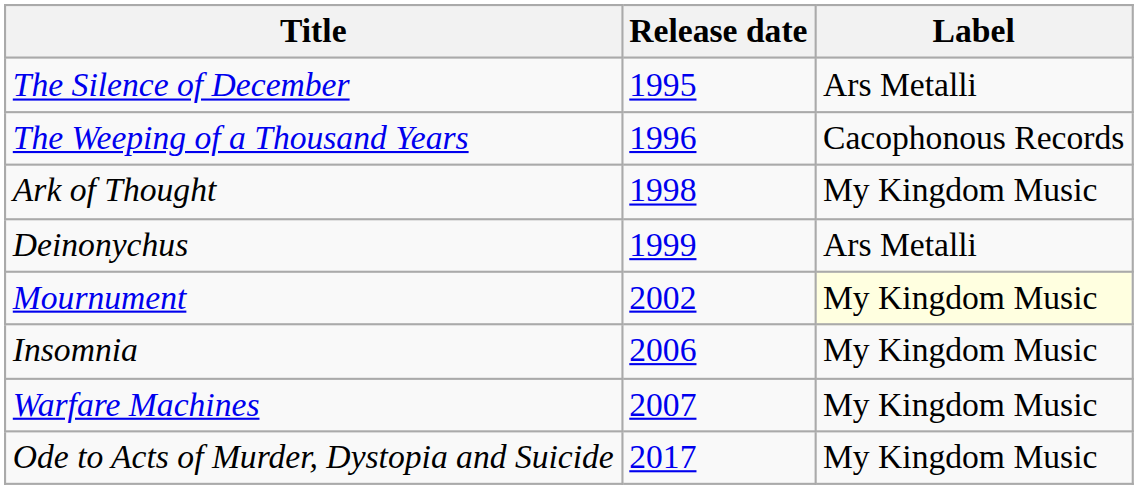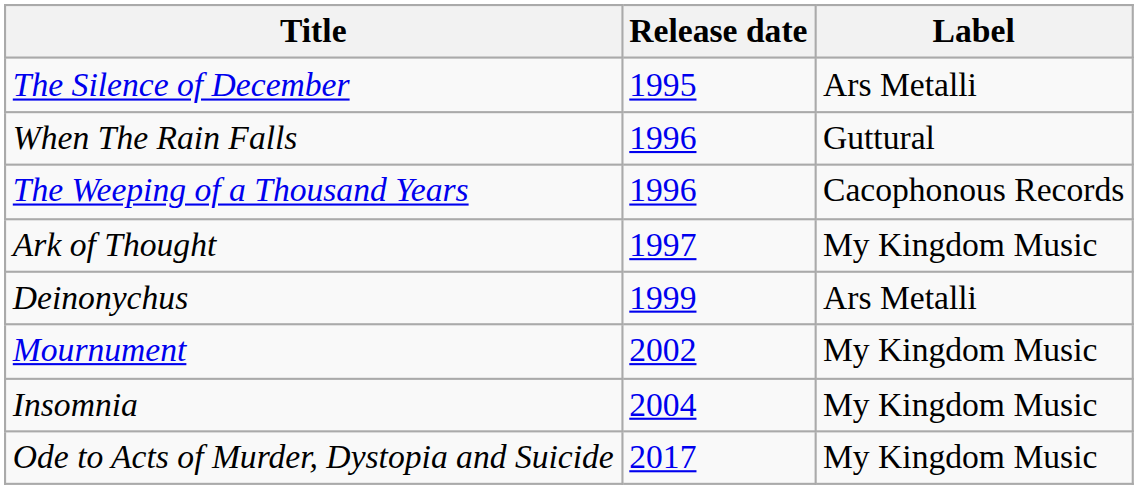+ row: (155, 137)
(663, 191) 1998 -> (663, 244) 1997
(960, 297) lightyellow background -> (960, 350) no background
(663, 350) 2006 -> (663, 404) 2004
- row: (136, 404)
